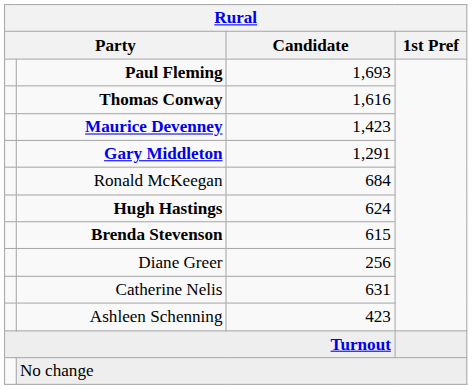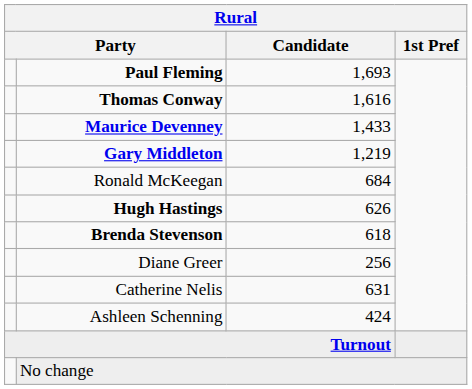(372, 126) 1,423 -> (372, 126) 1,433
(372, 153) 1,291 -> (372, 153) 1,219
(378, 208) 624 -> (378, 208) 626
(378, 235) 615 -> (378, 235) 618
(378, 316) 423 -> (378, 316) 424
